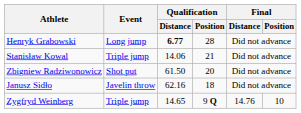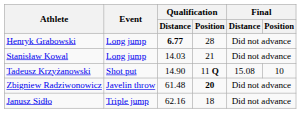(127, 56) Triple jump -> (126, 56) Long jump
(175, 56) 14.06 -> (175, 56) 14.03
+ row: (49, 71)
(121, 71) Shot put -> (131, 86) Javelin throw
(175, 71) 61.50 -> (175, 86) 61.48
(210, 71) normal -> (210, 86) bold
(131, 86) Javelin throw -> (127, 101) Triple jump
- row: (40, 101)
